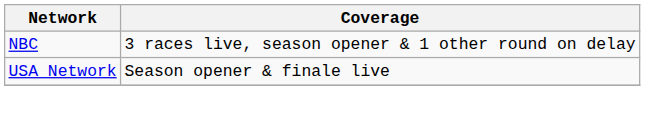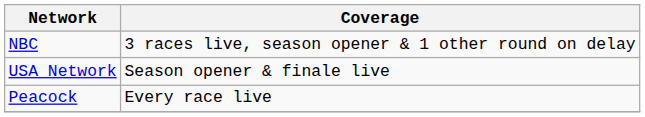+ row: (43, 98)
